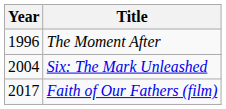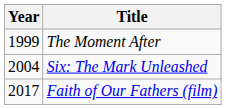(24, 41) 1996 -> (24, 41) 1999
